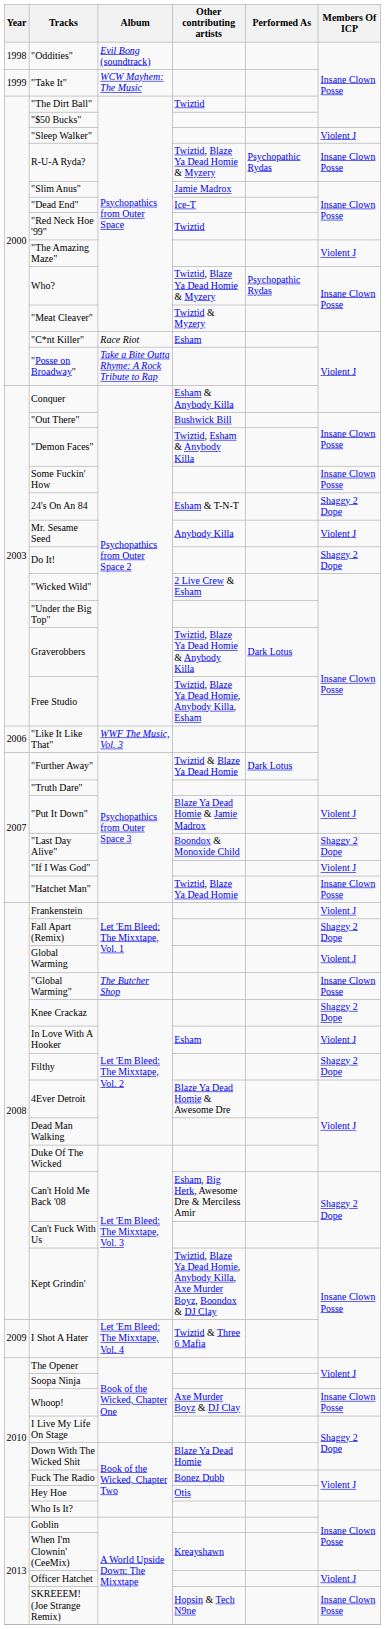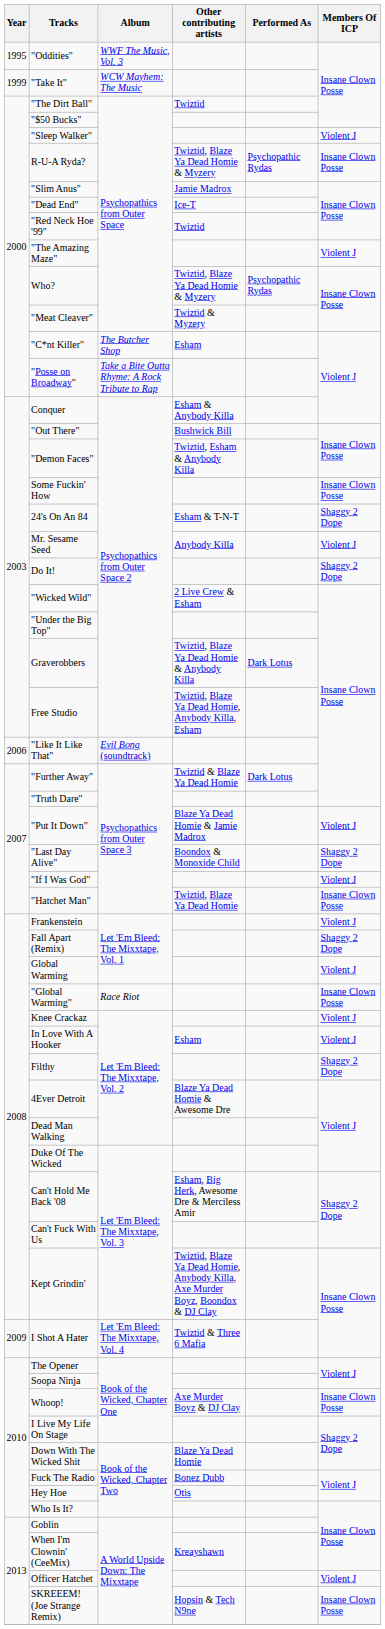(17, 55) 1998 -> (17, 55) 1995
(125, 55) Evil Bong (soundtrack) -> (135, 55) WWF The Music, Vol. 3
(120, 339) Race Riot -> (125, 345) The Butcher Shop
(135, 739) WWF The Music, Vol. 3 -> (125, 750) Evil Bong (soundtrack)
(125, 986) The Butcher Shop -> (120, 997) Race Riot
(339, 1012) Shaggy 2 Dope -> (338, 1018) Violent J
